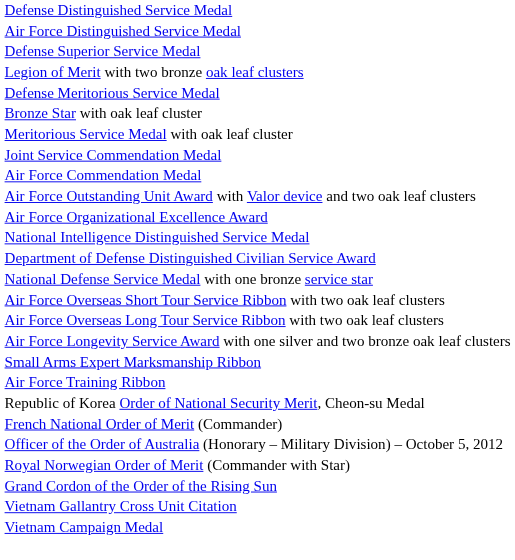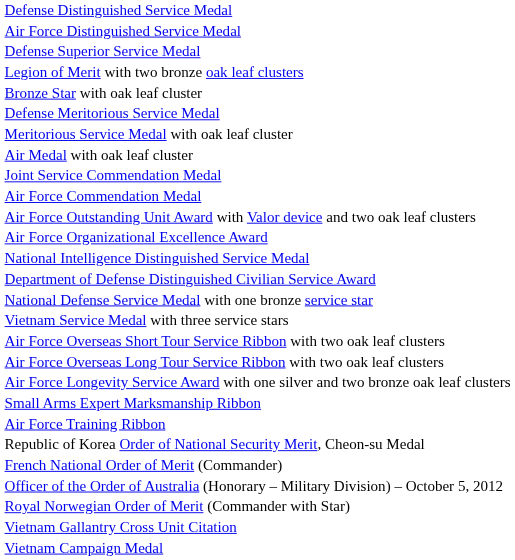rows swapped: (103, 113) <-> (112, 93)
+ row: (99, 155)
+ row: (147, 320)
- row: (141, 485)
